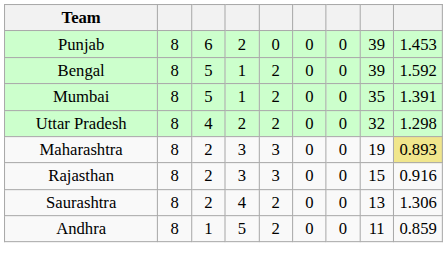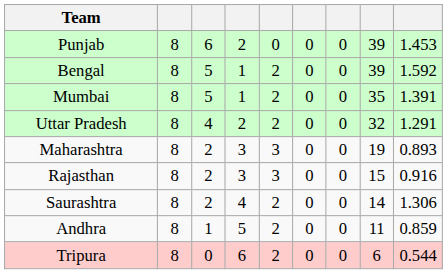(418, 123) 1.298 -> (418, 123) 1.291
(418, 149) khaki background -> (418, 149) no background
(377, 202) 13 -> (377, 202) 14
+ row: (81, 255)
